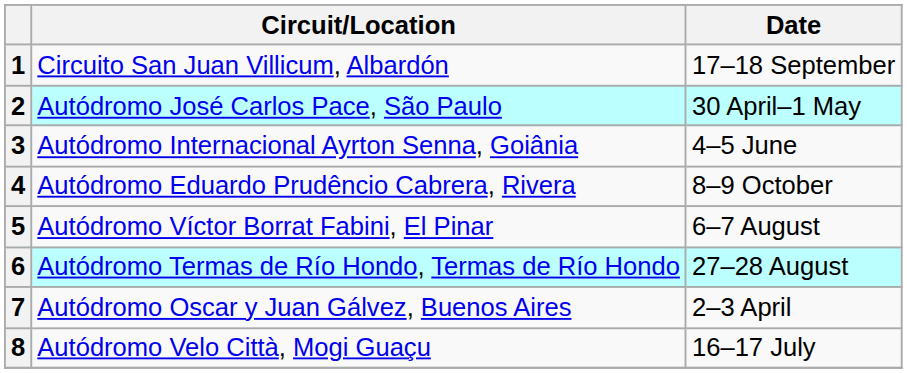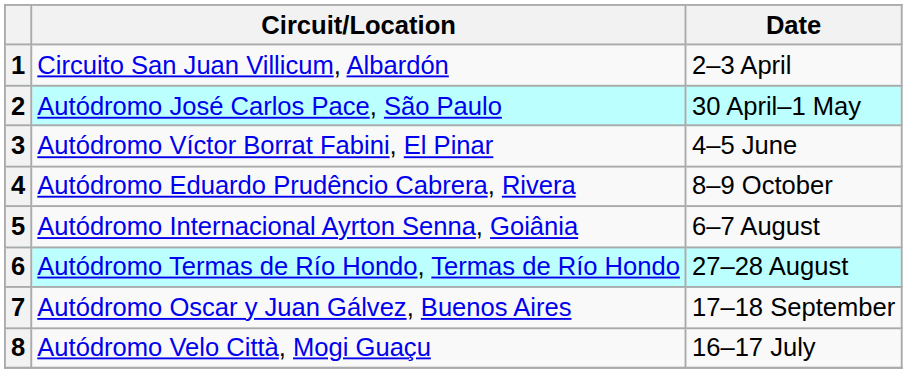(794, 65) 17–18 September -> (742, 65) 2–3 April
(308, 146) Autódromo Internacional Ayrton Senna, Goiânia -> (265, 146) Autódromo Víctor Borrat Fabini, El Pinar
(265, 226) Autódromo Víctor Borrat Fabini, El Pinar -> (308, 226) Autódromo Internacional Ayrton Senna, Goiânia
(742, 307) 2–3 April -> (794, 307) 17–18 September
